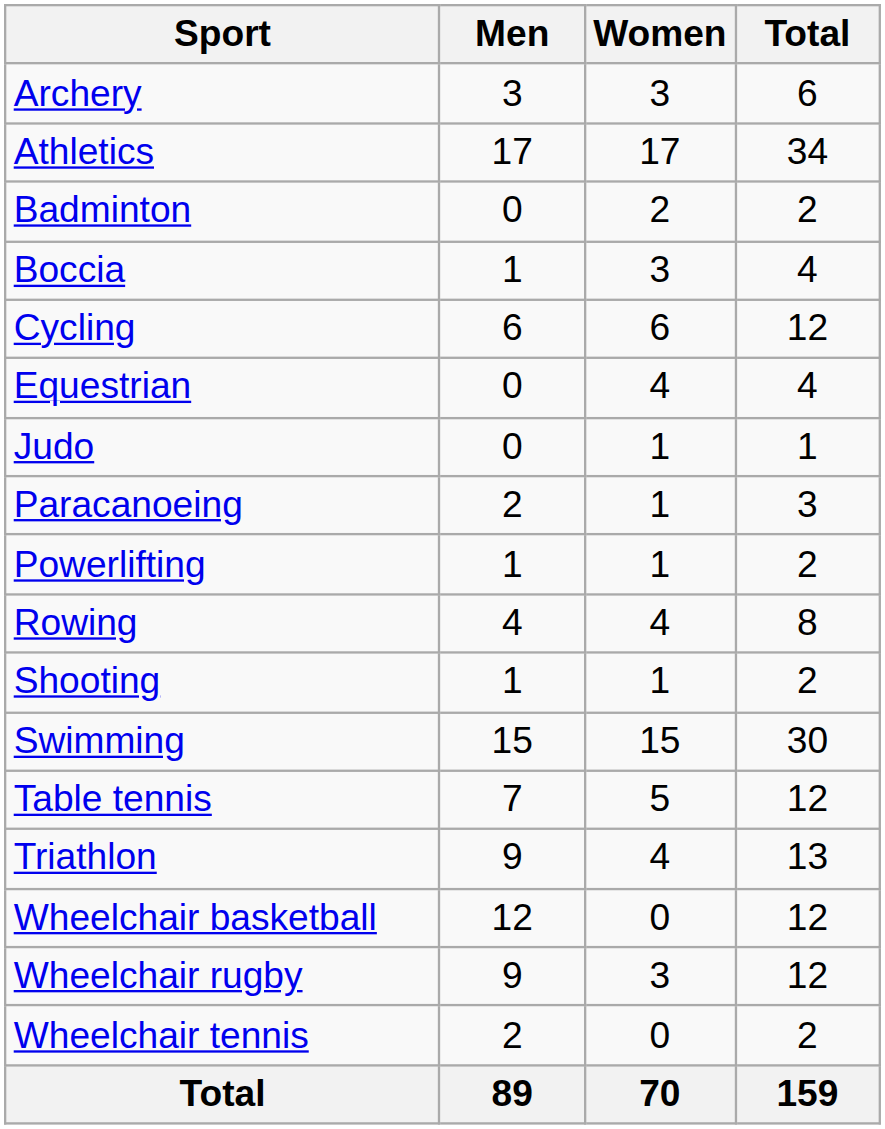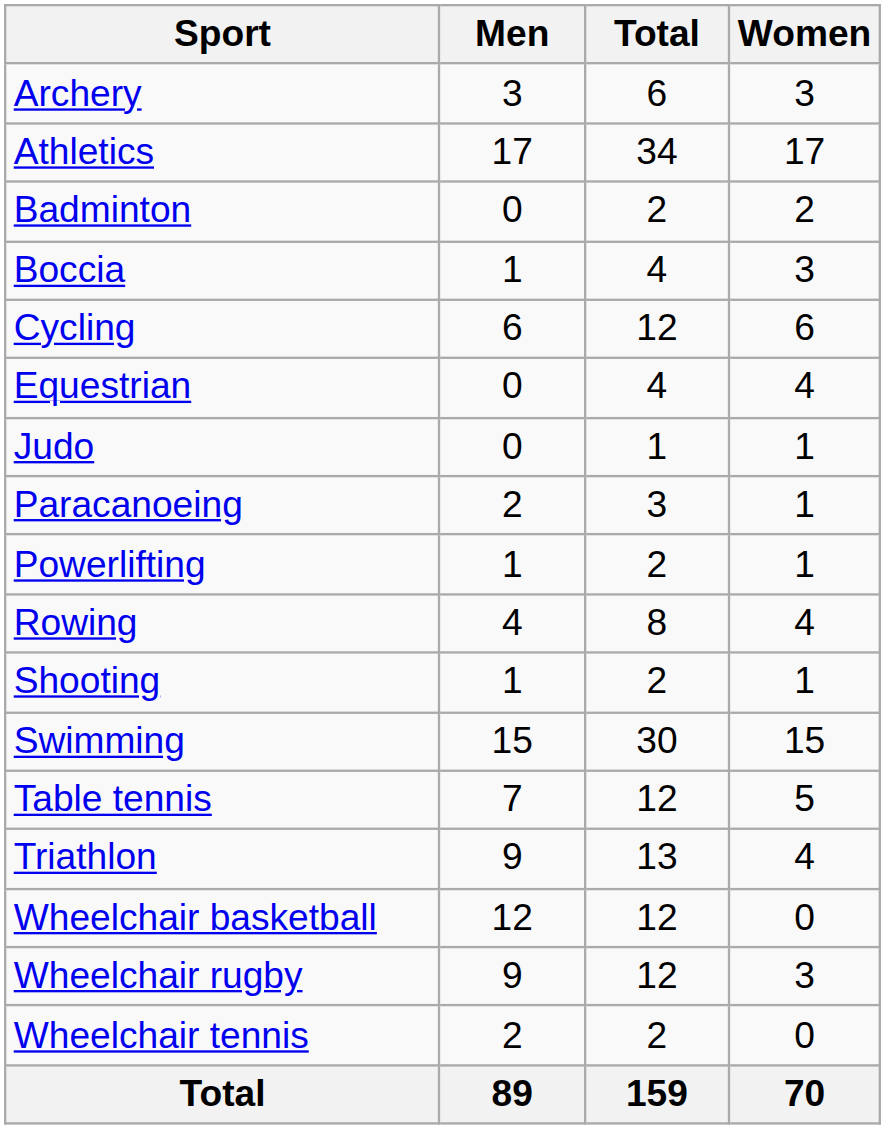columns swapped: (660, 33) <-> (807, 33)
